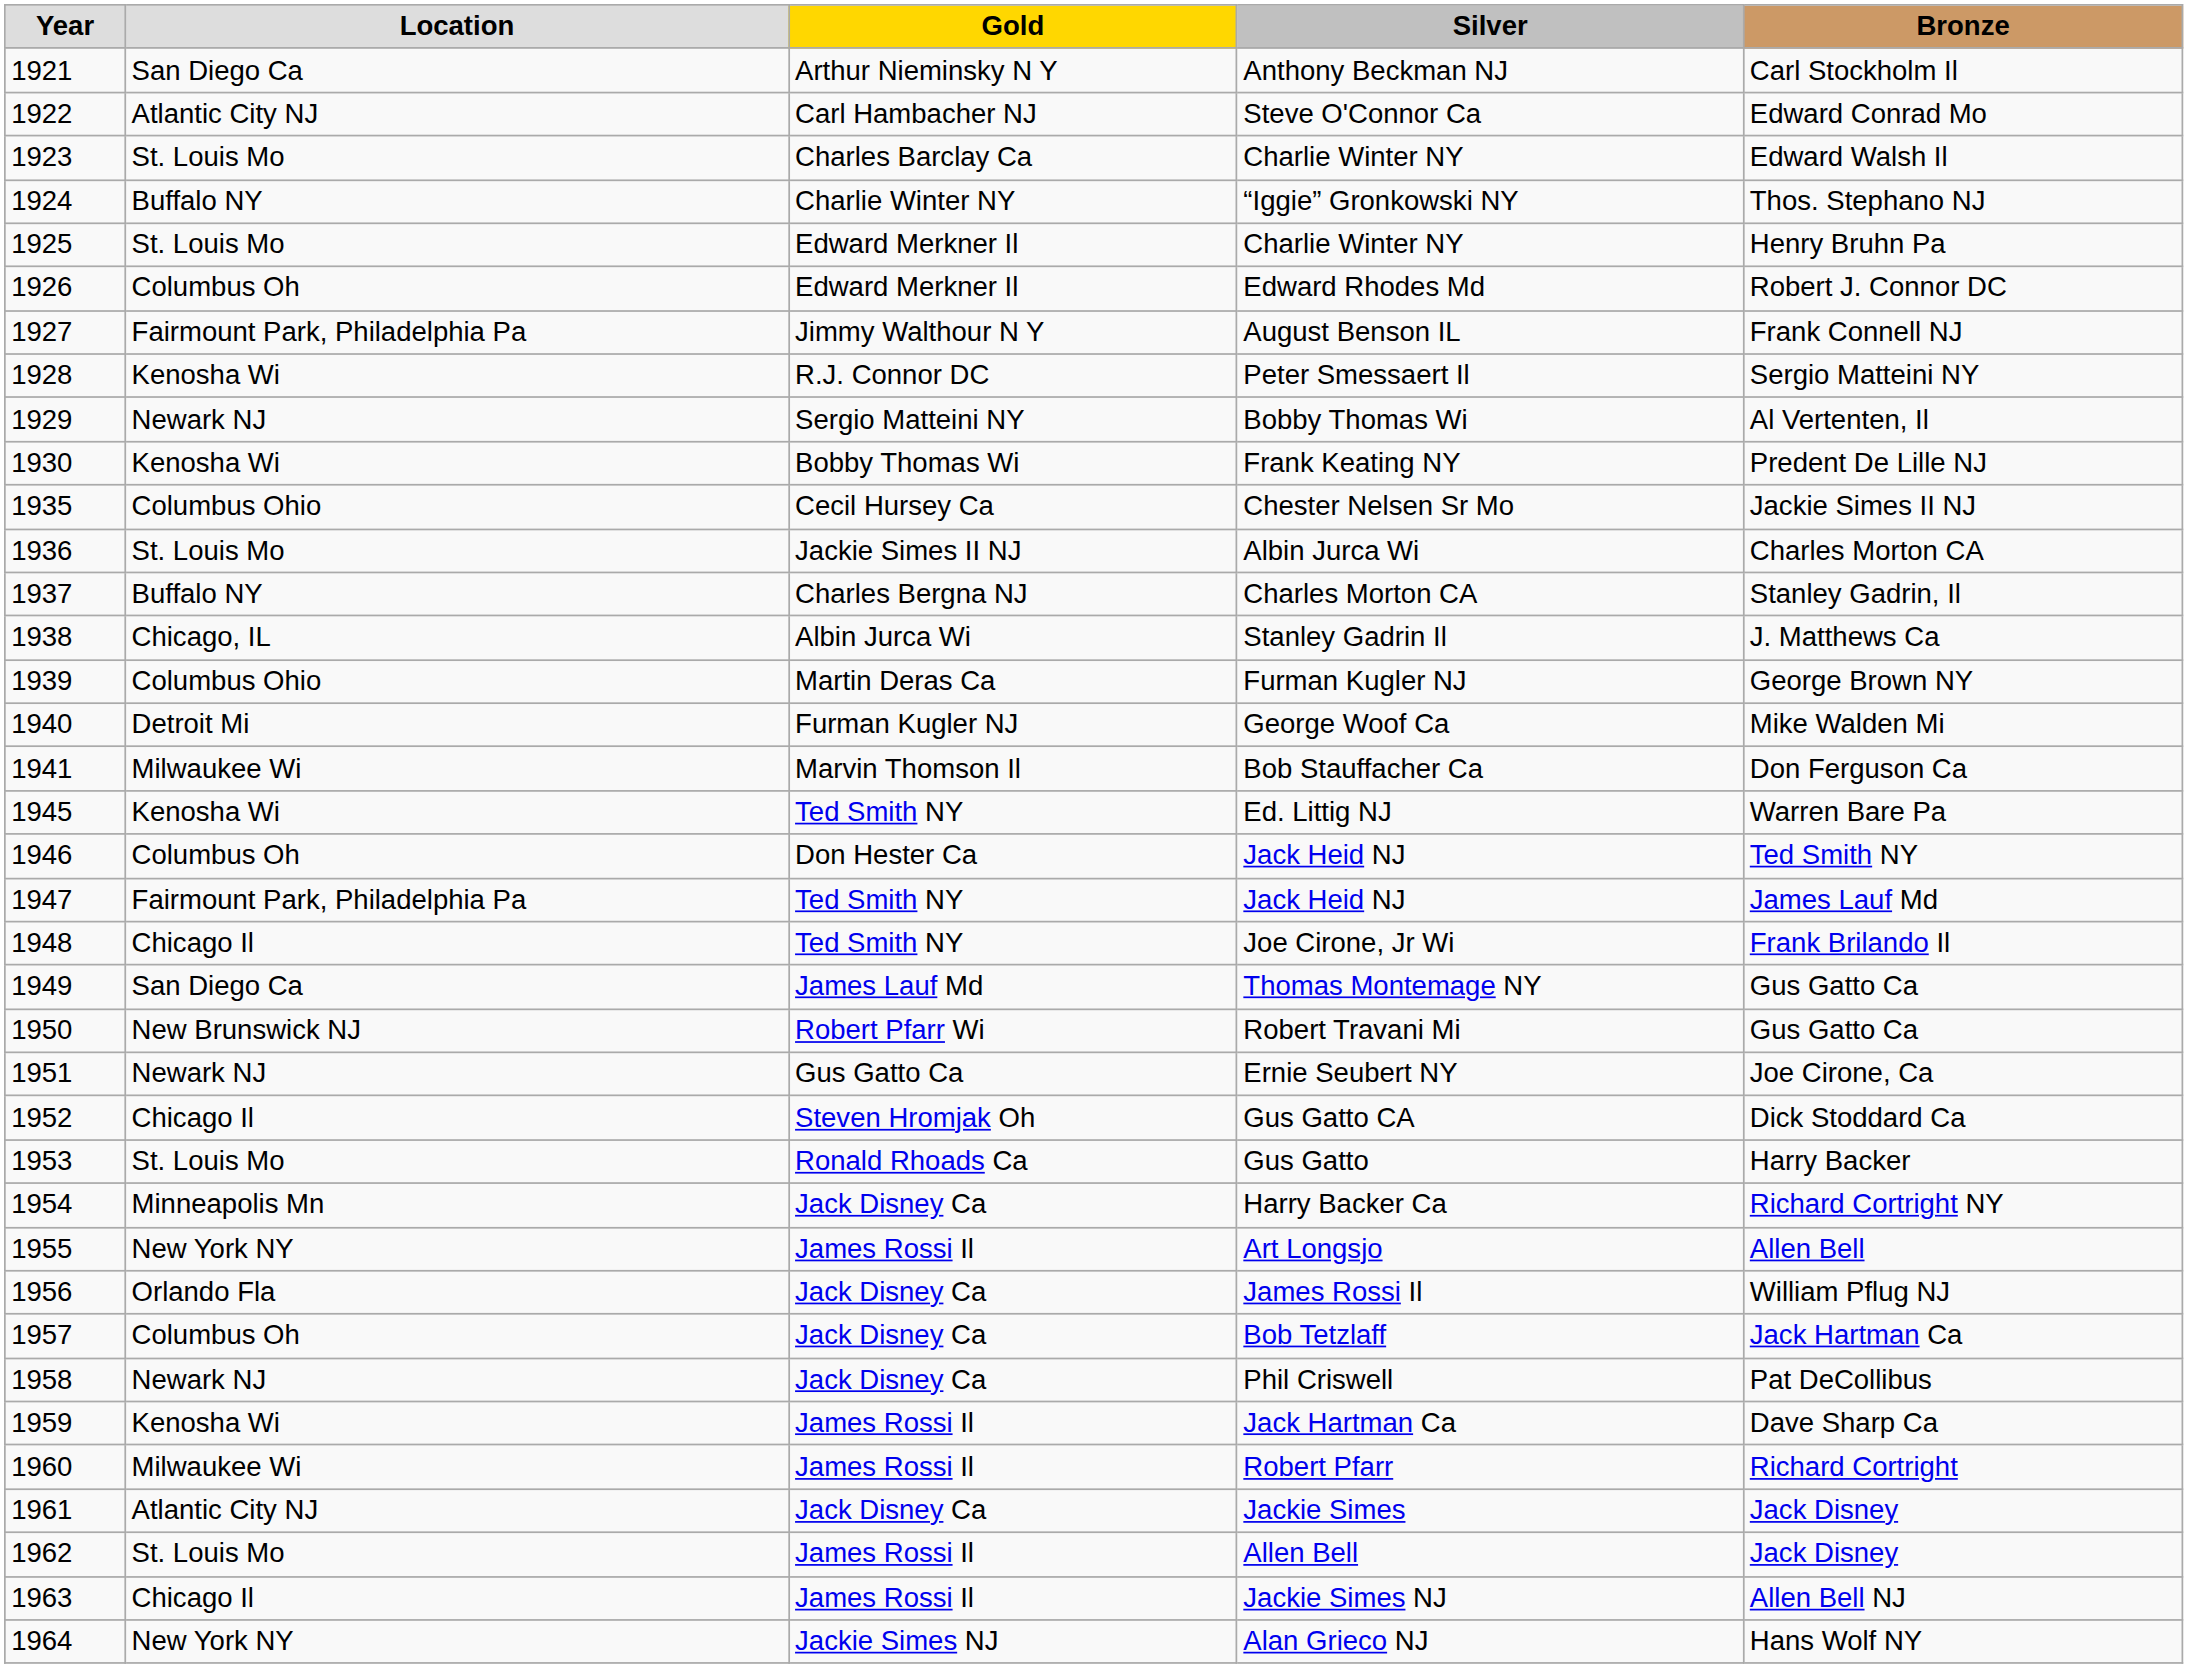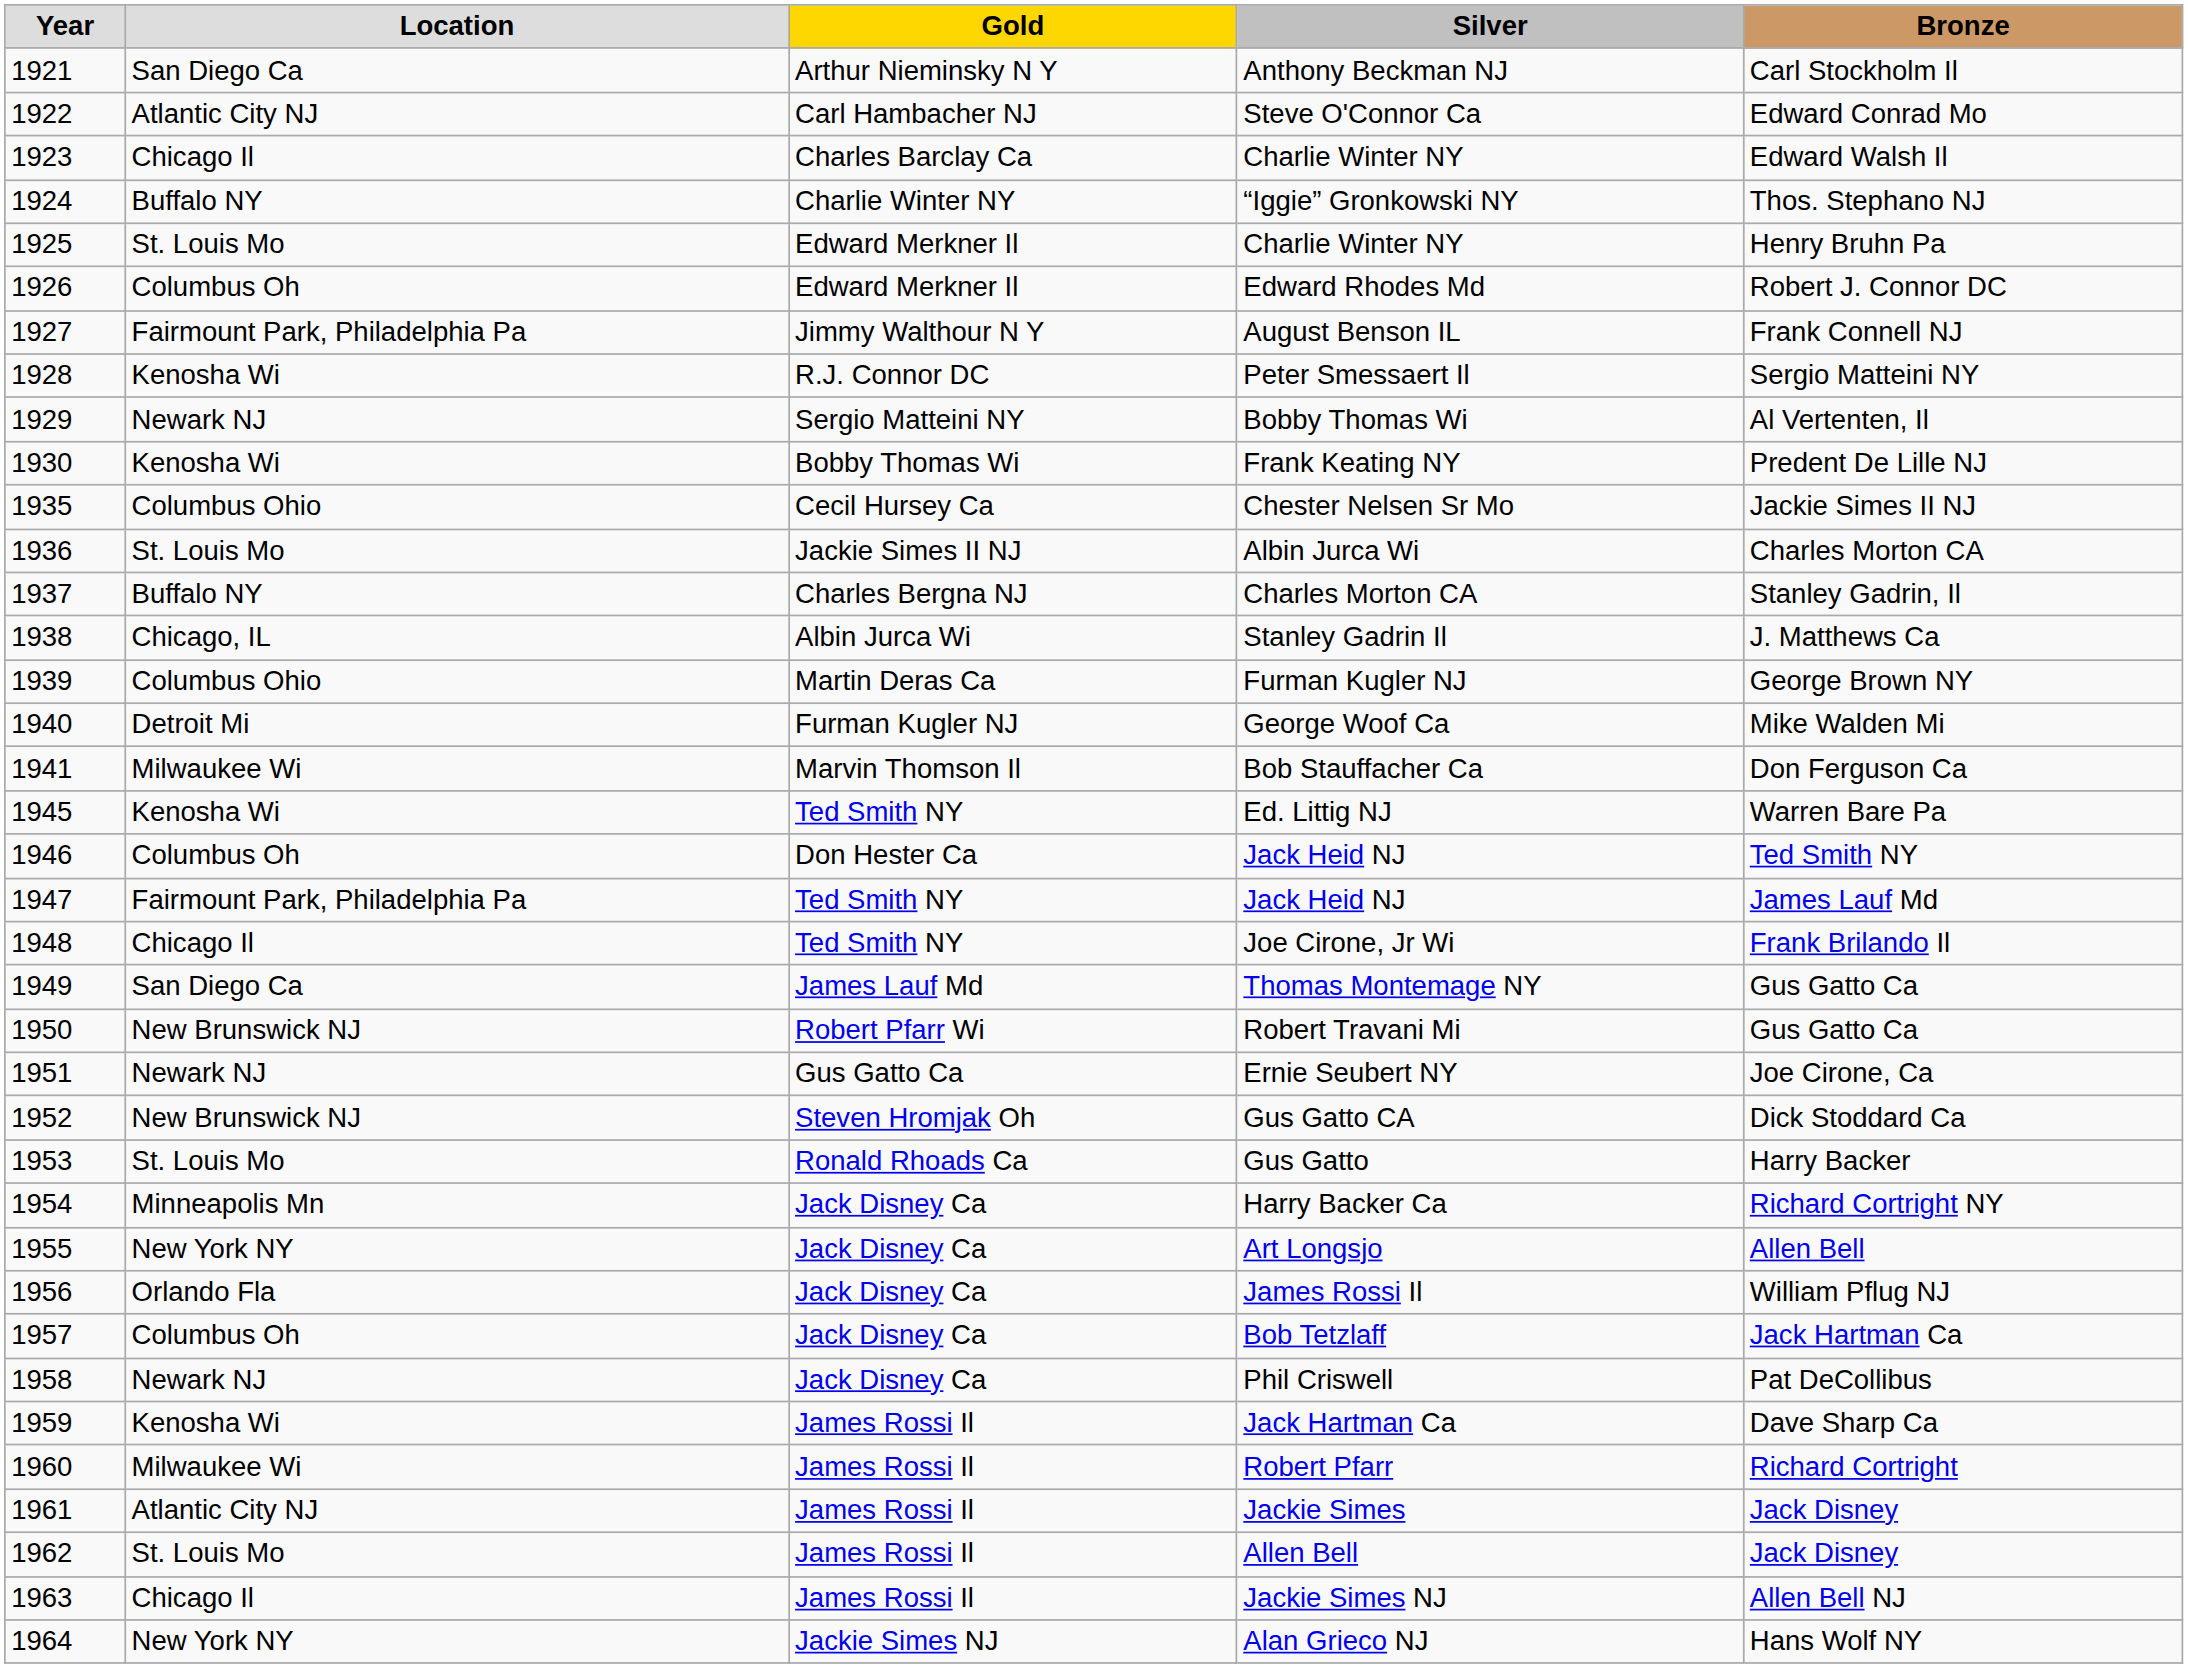(208, 157) St. Louis Mo -> (193, 157) Chicago Il
(193, 1117) Chicago Il -> (246, 1117) New Brunswick NJ
(885, 1248) James Rossi Il -> (891, 1248) Jack Disney Ca
(891, 1510) Jack Disney Ca -> (885, 1510) James Rossi Il
